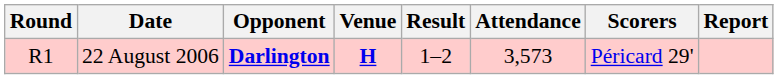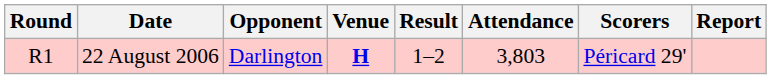(279, 55) bold -> (276, 55) normal
(528, 55) 3,573 -> (521, 55) 3,803
